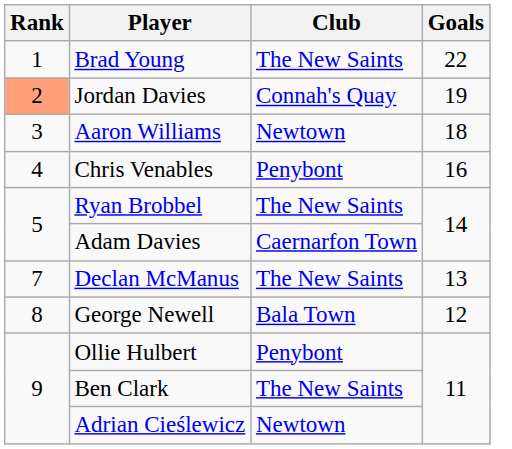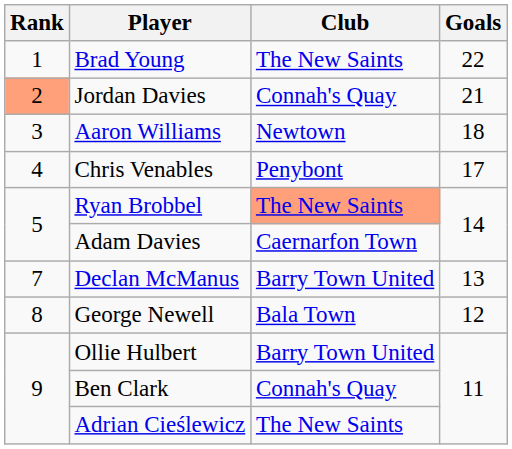(456, 95) 19 -> (473, 95) 21
(456, 168) 16 -> (473, 168) 17
(329, 205) no background -> (329, 205) lightsalmon background
(329, 278) The New Saints -> (345, 278) Barry Town United
(299, 351) Penybont -> (345, 351) Barry Town United
(329, 388) The New Saints -> (326, 388) Connah's Quay
(301, 424) Newtown -> (329, 424) The New Saints
